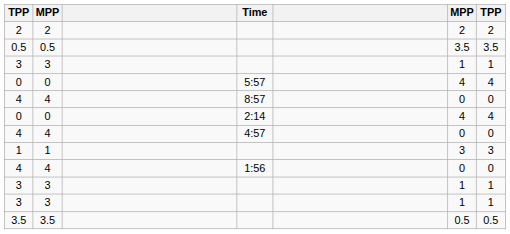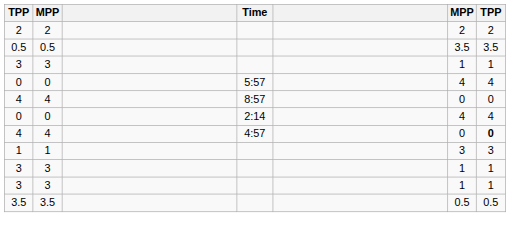(491, 133) normal -> (491, 133) bold
- row: (19, 168)
